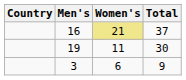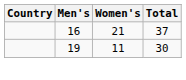(118, 31) khaki background -> (118, 31) no background
- row: (74, 66)
